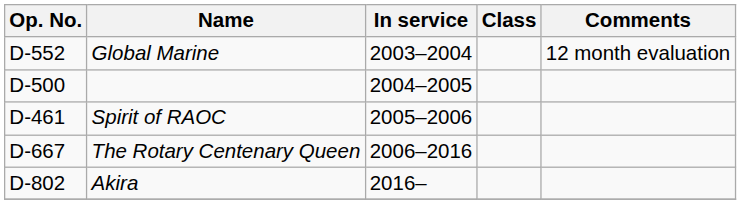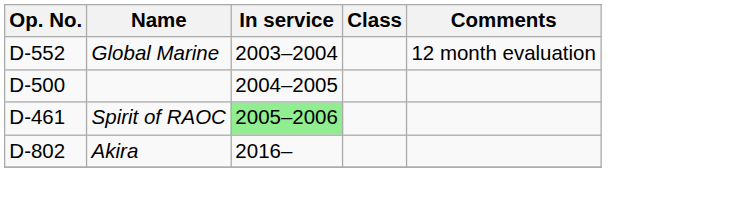(421, 118) no background -> (287, 118) lightgreen background
- row: (37, 150)
